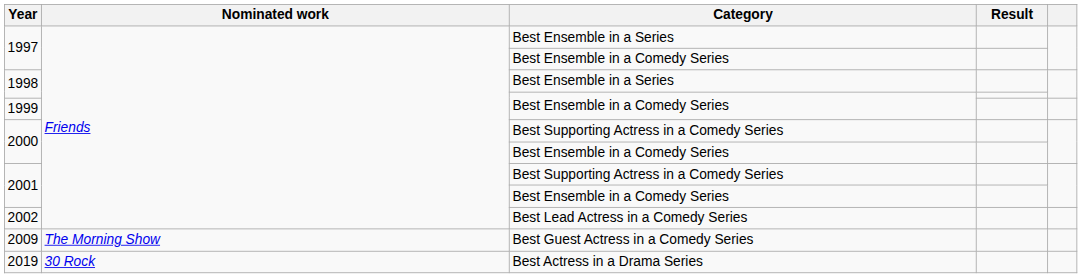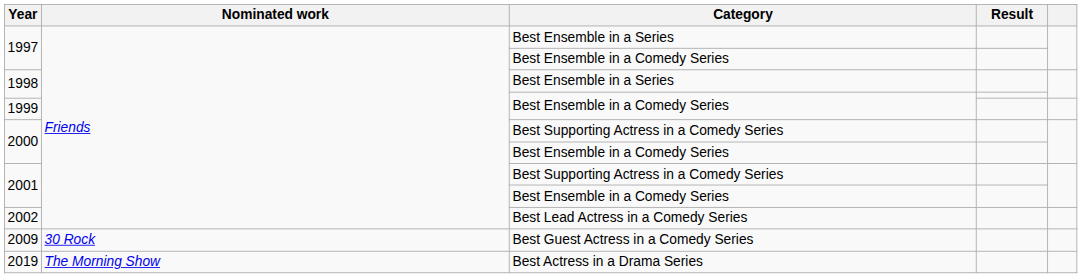(102, 239) The Morning Show -> (70, 239) 30 Rock
(70, 261) 30 Rock -> (102, 261) The Morning Show
